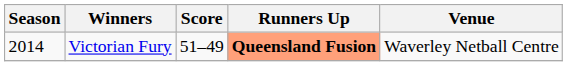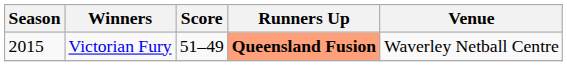(26, 46) 2014 -> (26, 46) 2015
